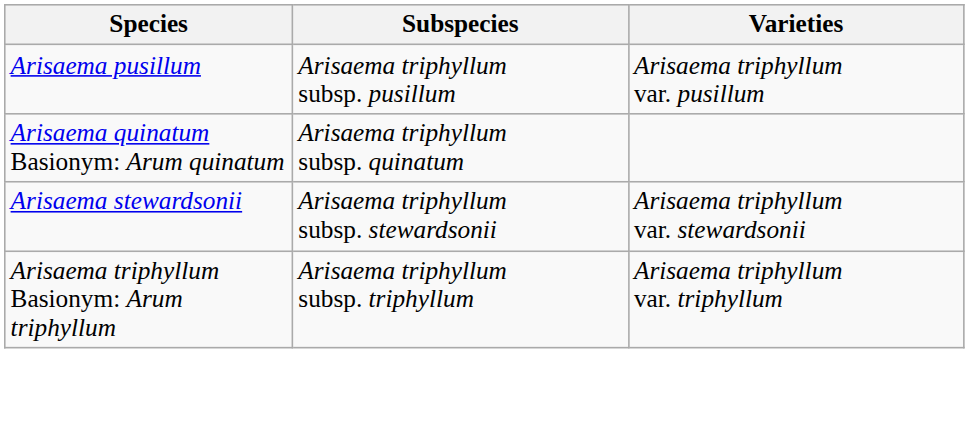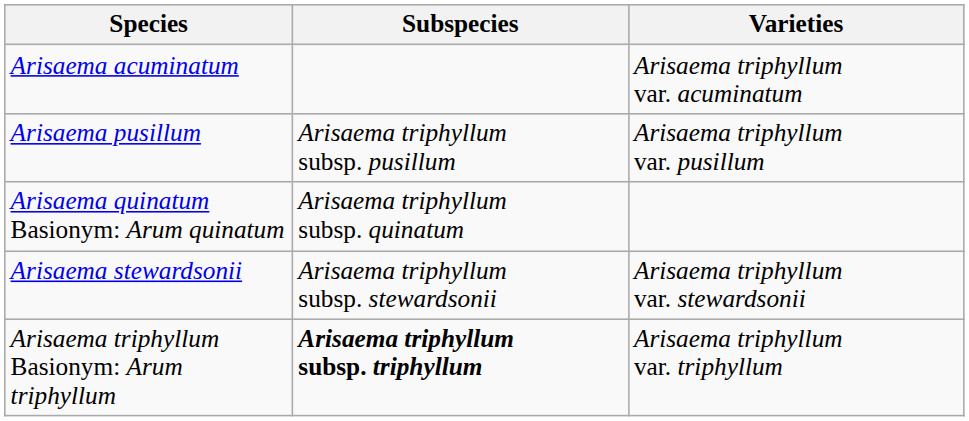+ row: (125, 64)
(403, 284) normal -> (406, 352) bold
